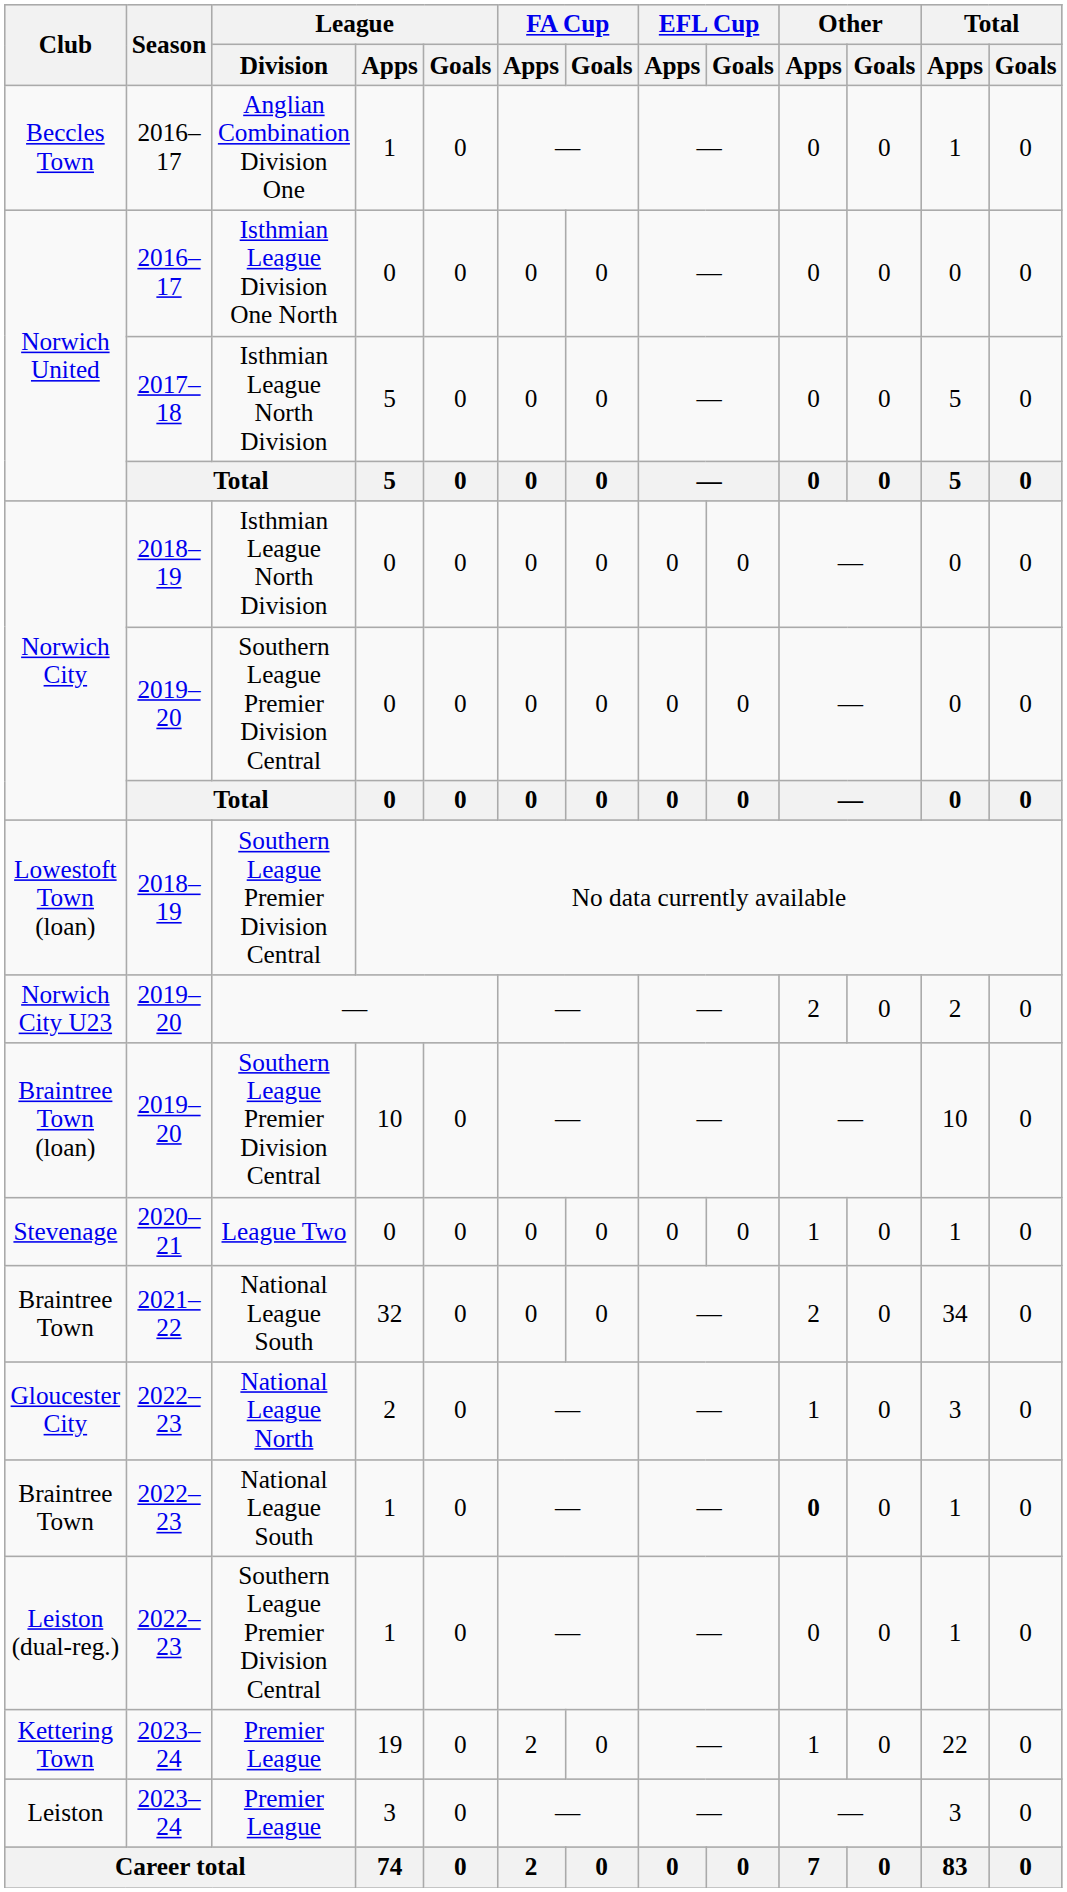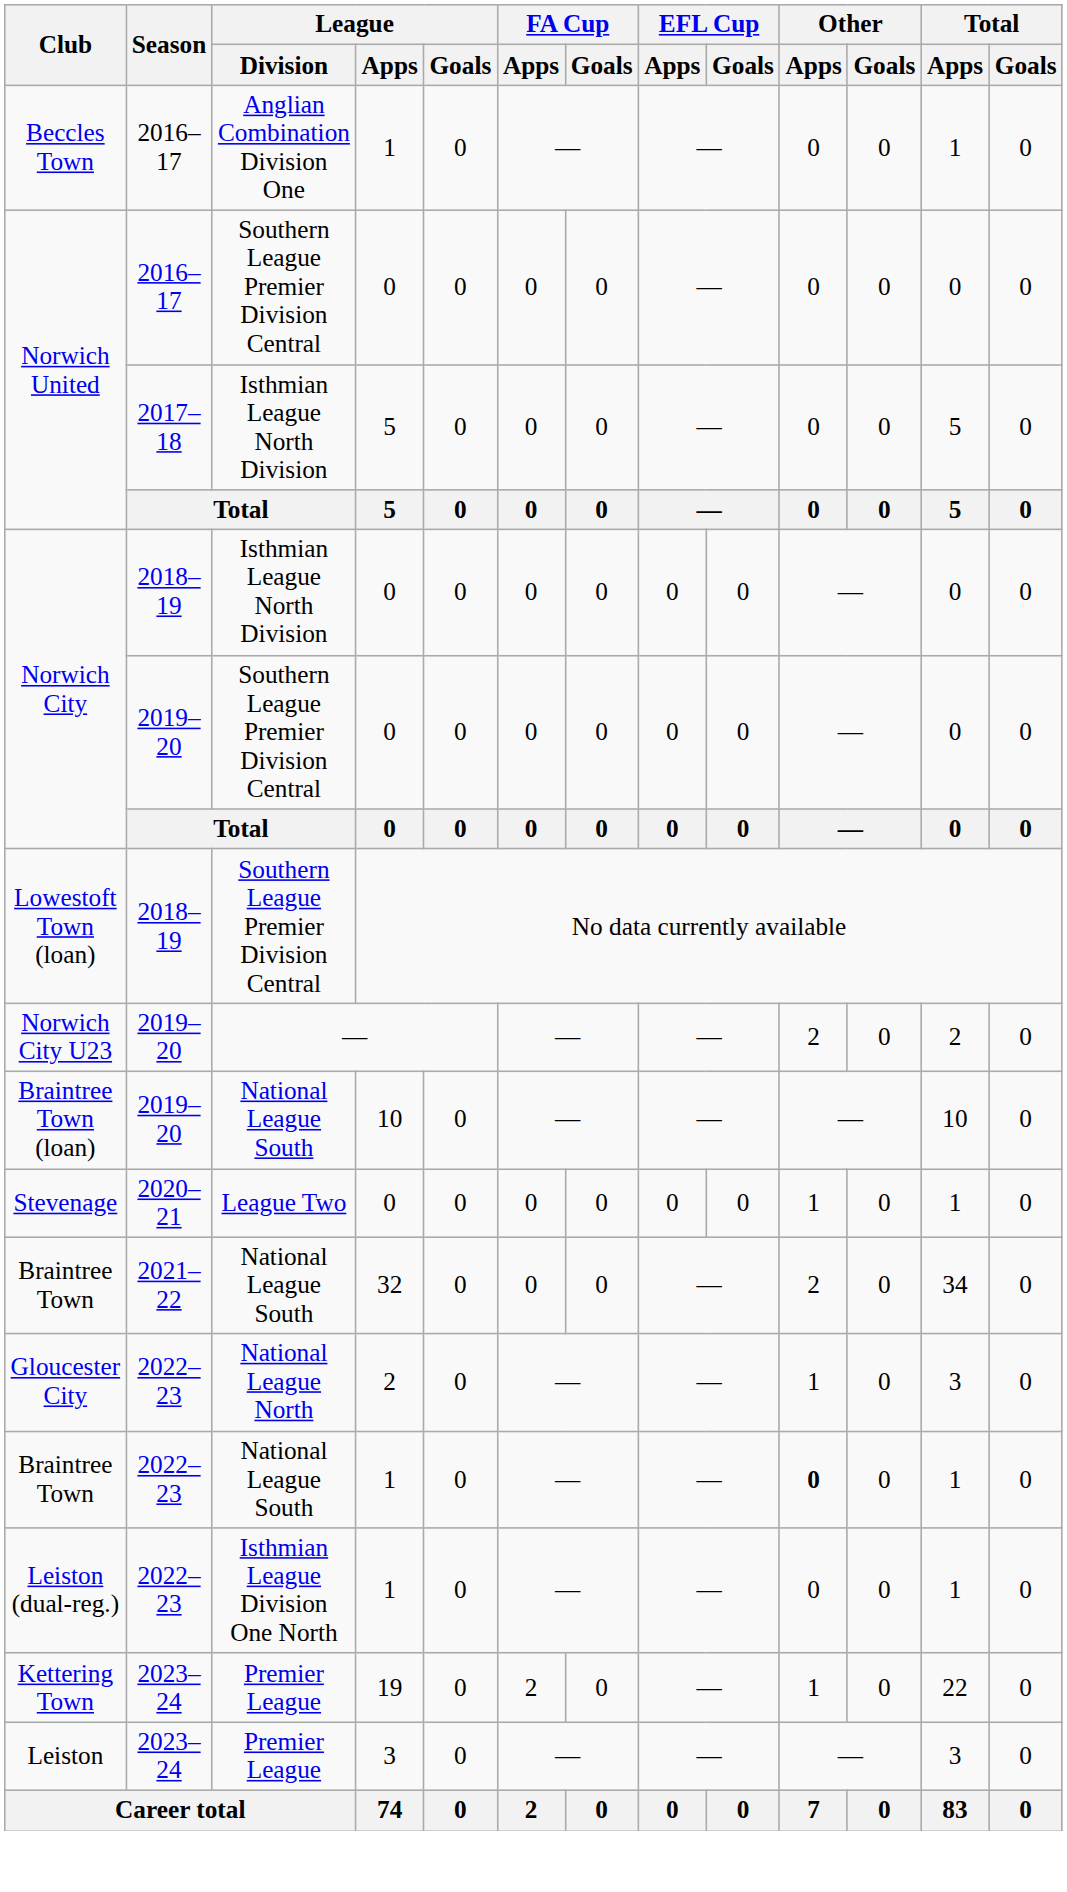(284, 272) Isthmian League Division One North -> (284, 287) Southern League Premier Division Central
(284, 1119) Southern League Premier Division Central -> (284, 1119) National League South
(284, 1632) Southern League Premier Division Central -> (284, 1590) Isthmian League Division One North
